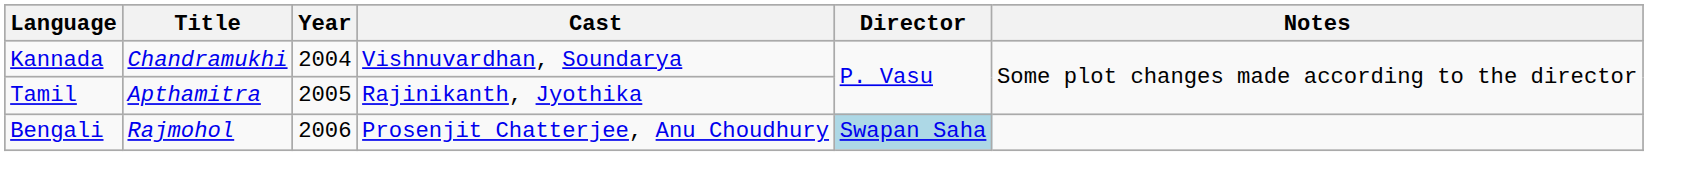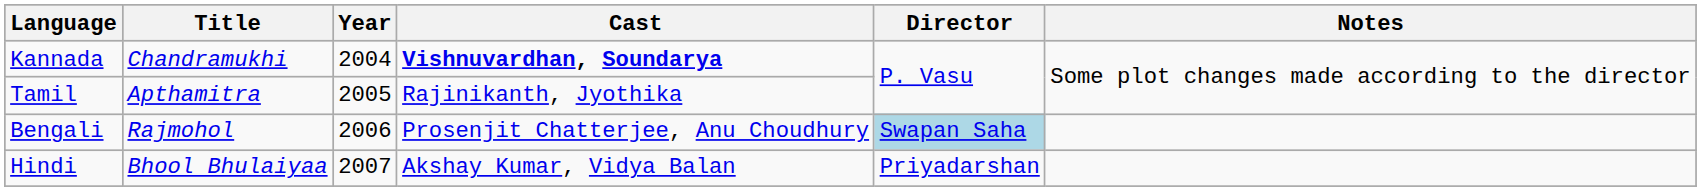(522, 59) normal -> (562, 59) bold
+ row: (44, 168)
